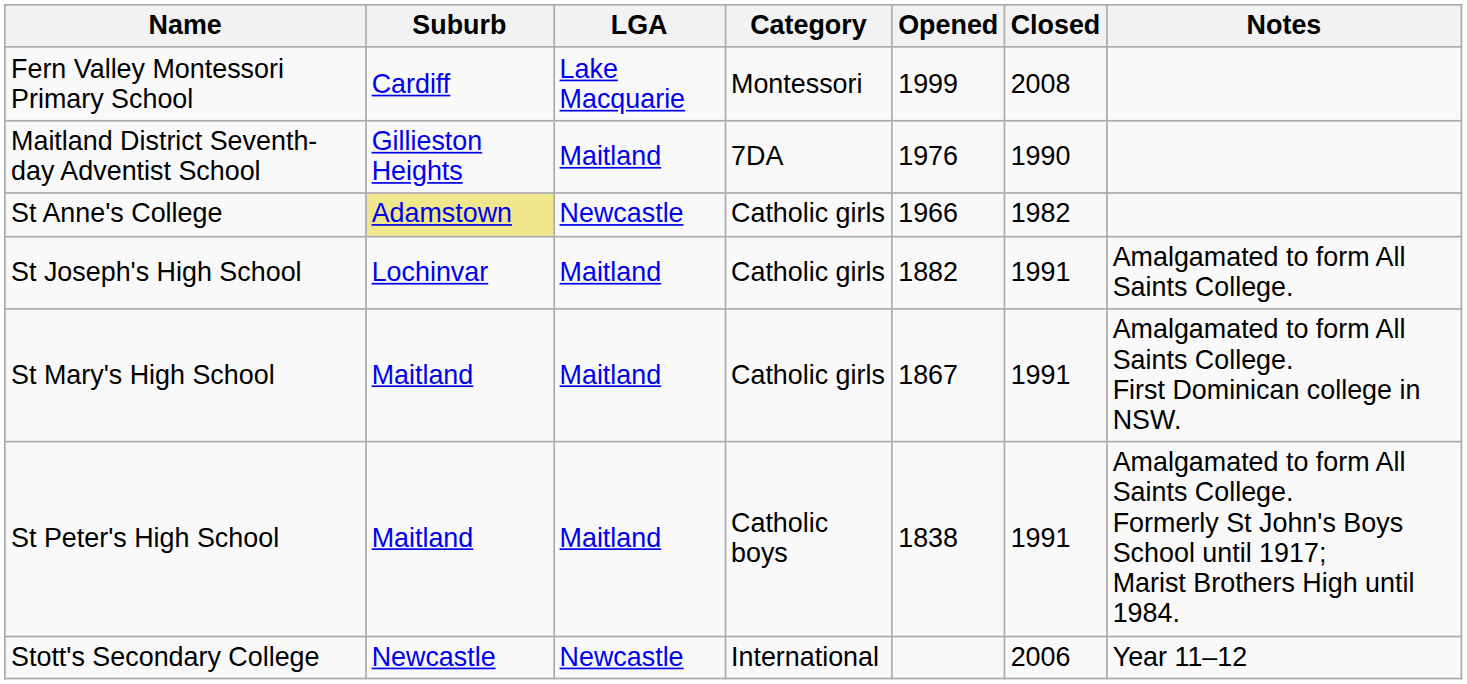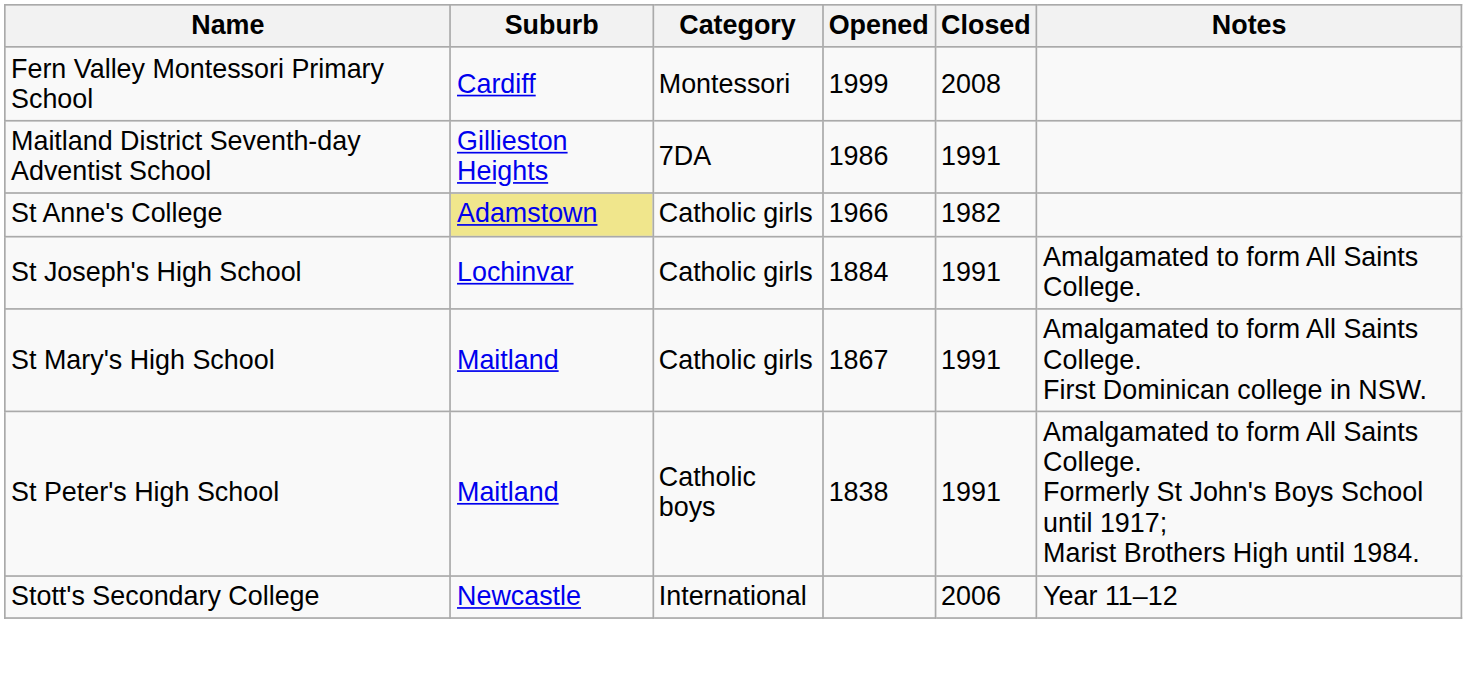- column: (639, 25)
(928, 156) 1976 -> (859, 156) 1986
(1041, 156) 1990 -> (971, 156) 1991
(928, 271) 1882 -> (859, 271) 1884
